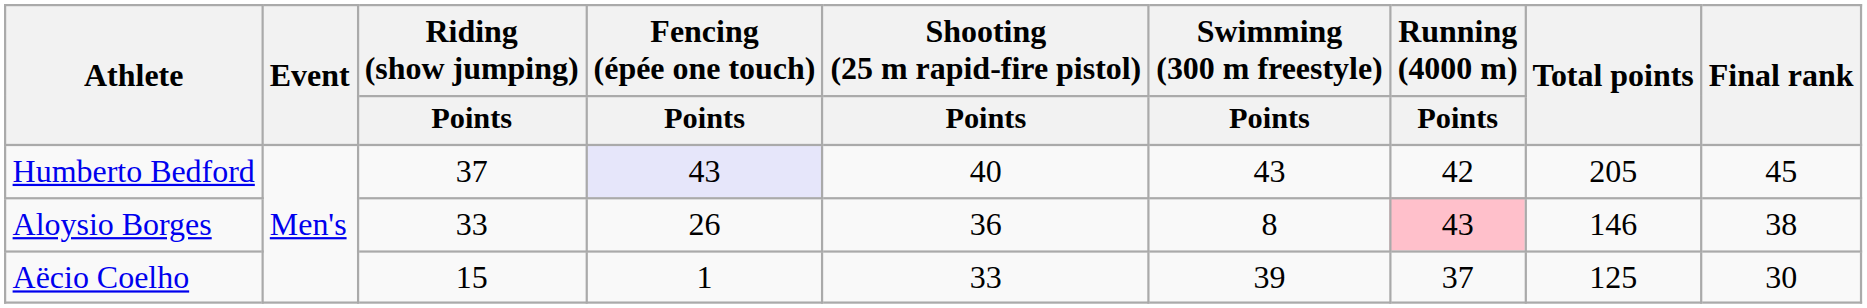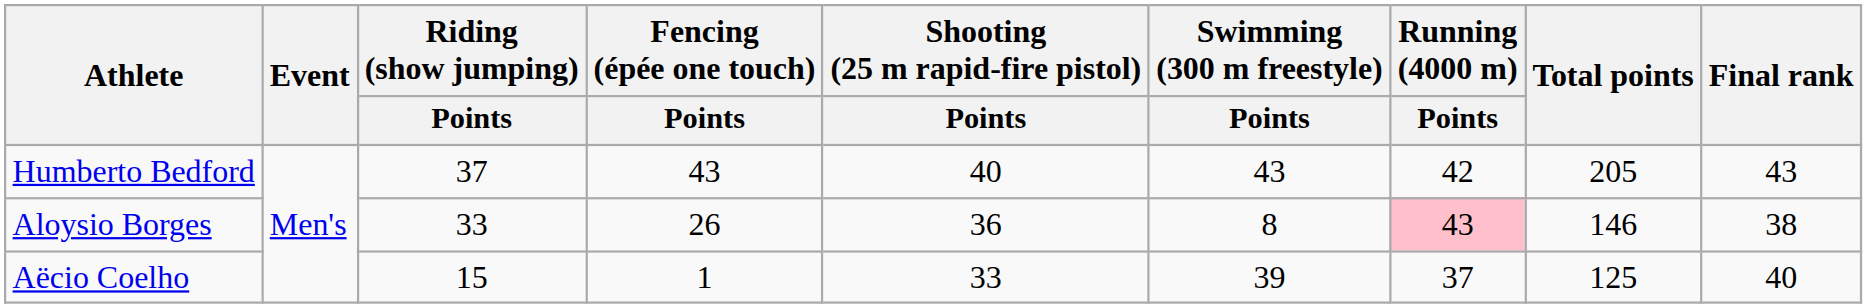(704, 171) lavender background -> (704, 171) no background
(1781, 171) 45 -> (1781, 171) 43
(1781, 277) 30 -> (1781, 277) 40
